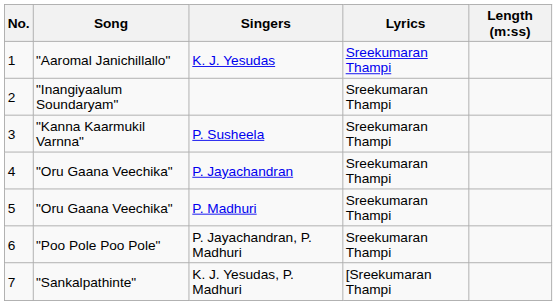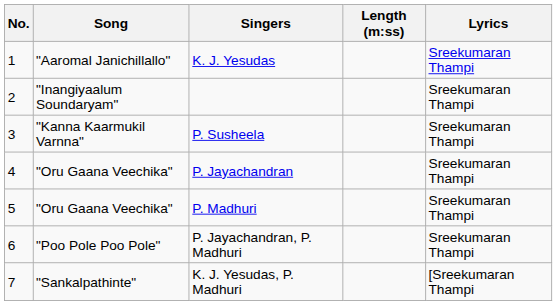columns swapped: (406, 23) <-> (510, 23)
